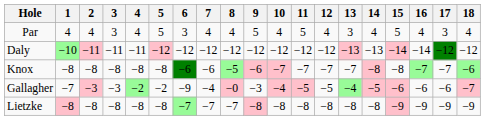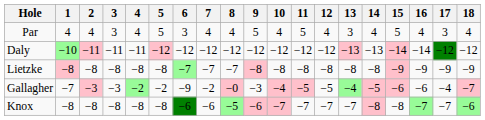rows swapped: (25, 106) <-> (20, 69)
(208, 87) −4 -> (208, 87) −2
(445, 87) −6 -> (445, 87) −4
